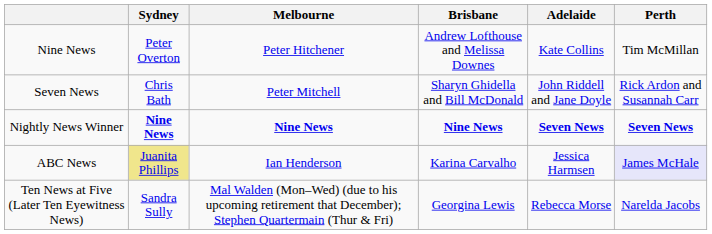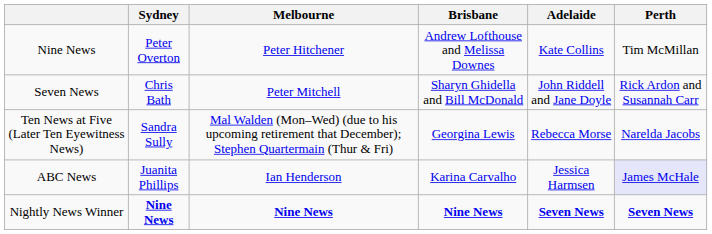rows swapped: (67, 205) <-> (67, 127)
(159, 162) khaki background -> (159, 177) no background
